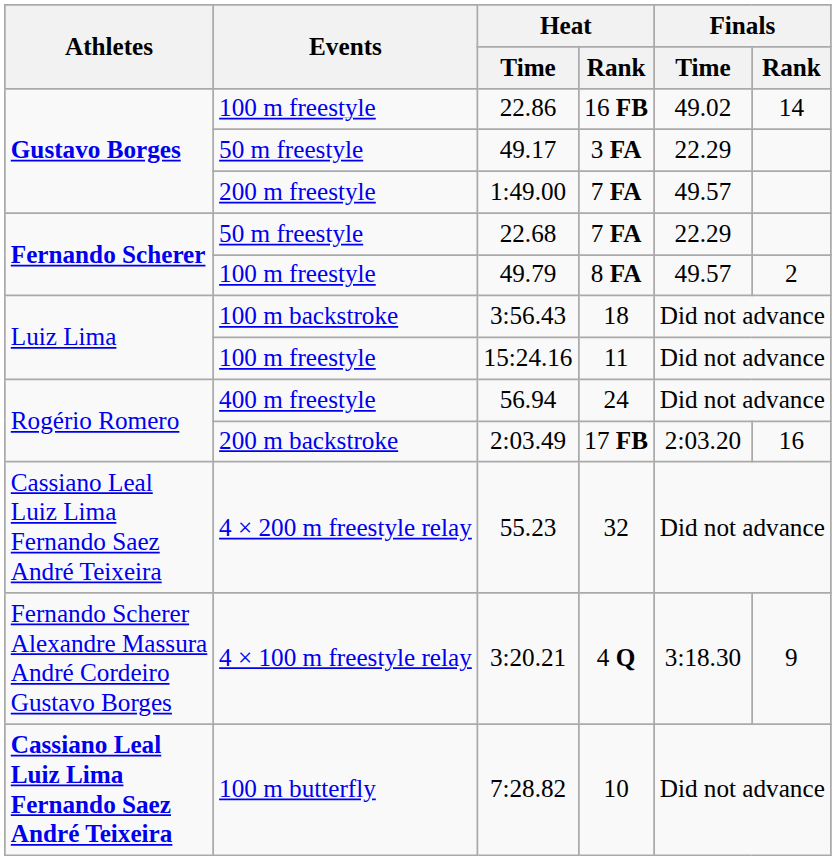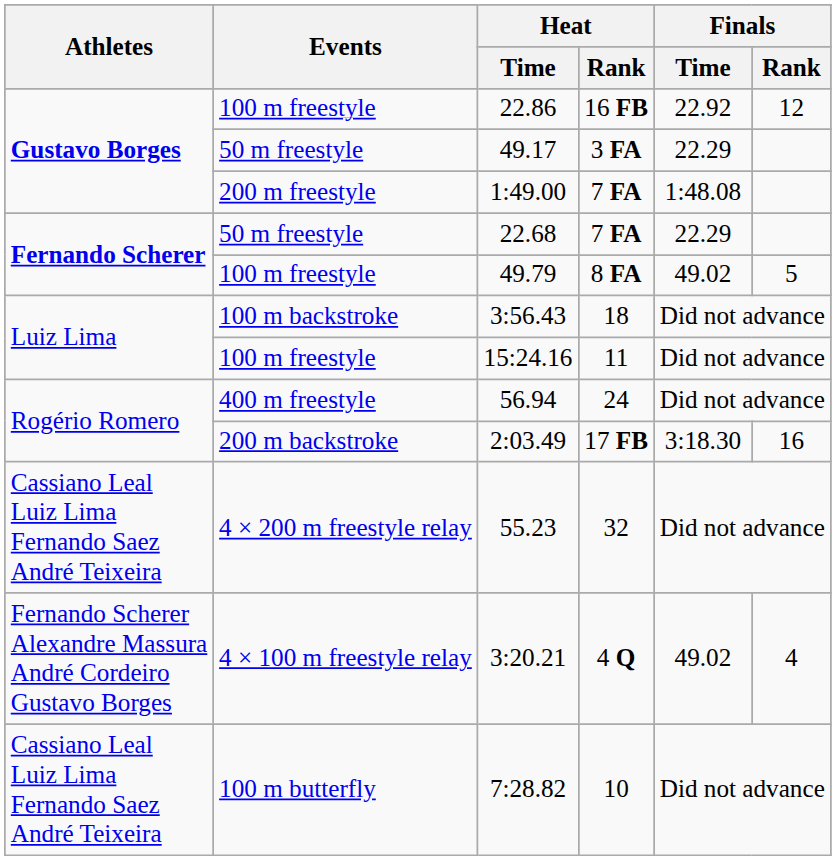(703, 108) 49.02 -> (703, 108) 22.92
(791, 108) 14 -> (791, 108) 12
(703, 191) 49.57 -> (703, 191) 1:48.08
(703, 275) 49.57 -> (703, 275) 49.02
(791, 275) 2 -> (791, 275) 5
(703, 441) 2:03.20 -> (703, 441) 3:18.30
(703, 658) 3:18.30 -> (703, 658) 49.02
(791, 658) 9 -> (791, 658) 4
(92, 789) bold -> (86, 789) normal
